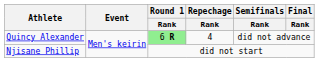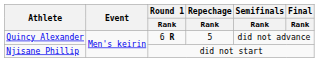(167, 37) lightgreen background -> (167, 37) no background
(210, 37) 4 -> (210, 37) 5
